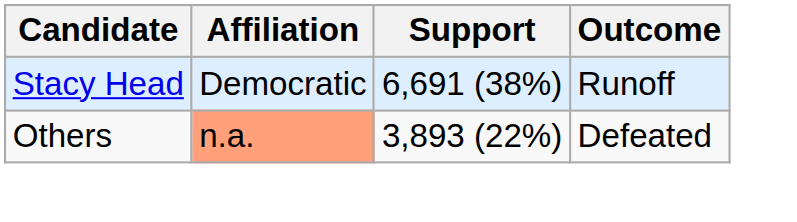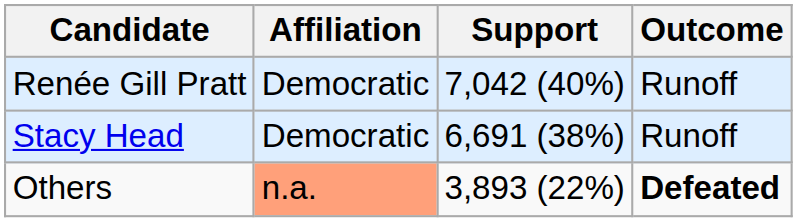+ row: (130, 83)
(645, 135) normal -> (710, 188) bold
